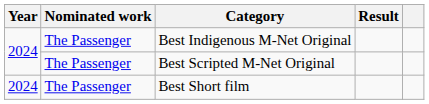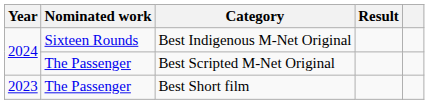(88, 39) The Passenger -> (91, 39) Sixteen Rounds
(23, 87) 2024 -> (23, 87) 2023
